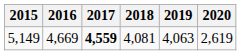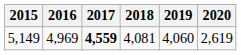(62, 38) 4,669 -> (62, 38) 4,969
(178, 38) 4,063 -> (178, 38) 4,060
